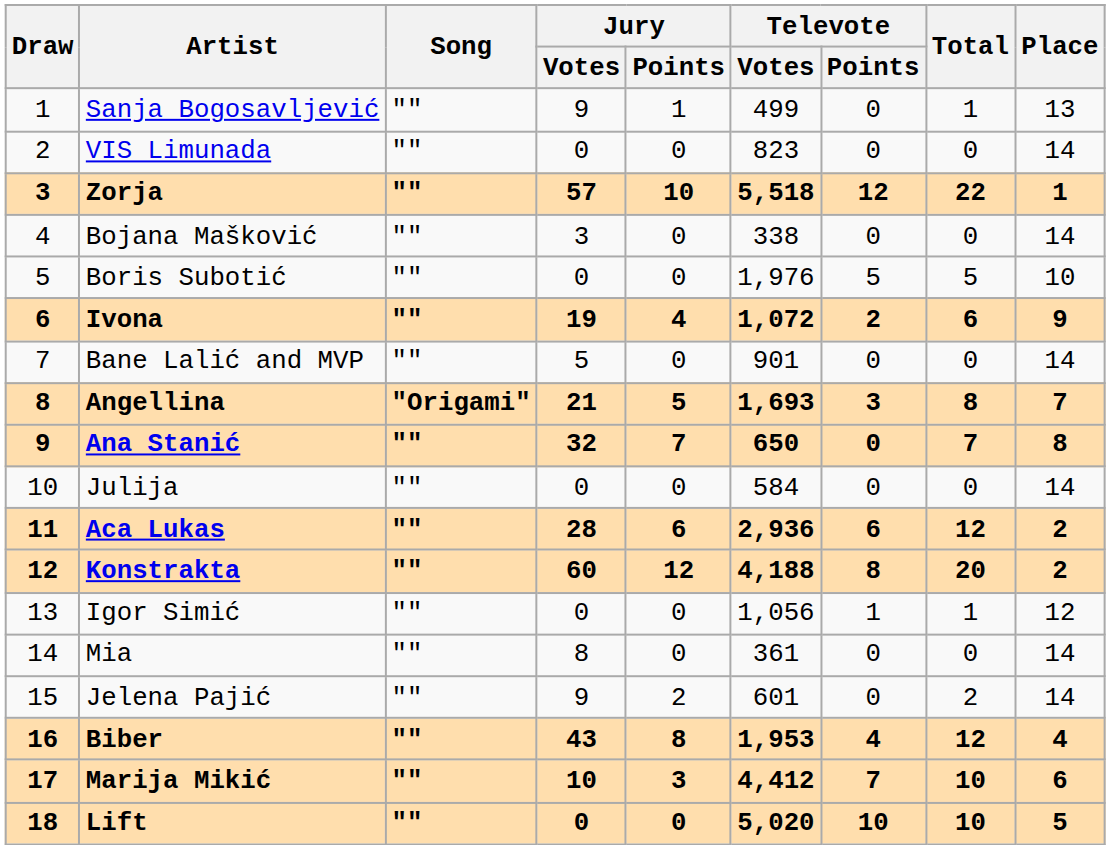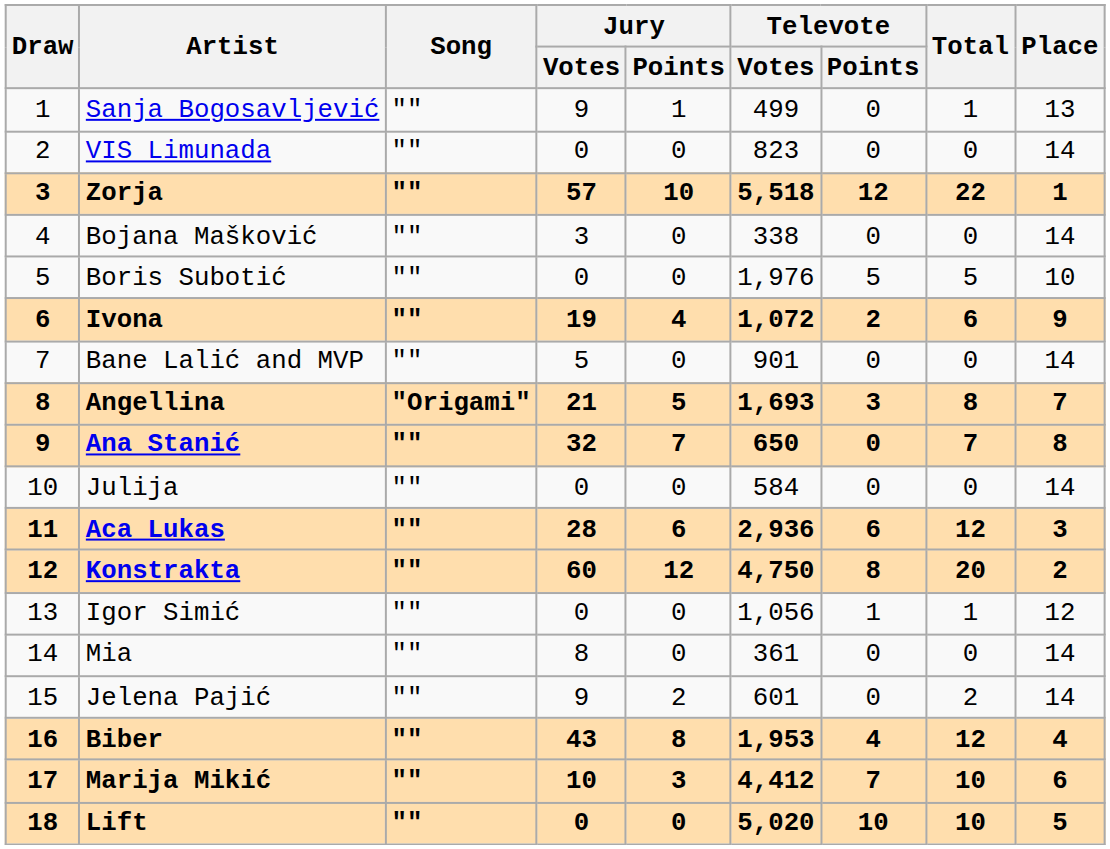(1060, 529) 2 -> (1060, 529) 3
(776, 571) 4,188 -> (776, 571) 4,750
